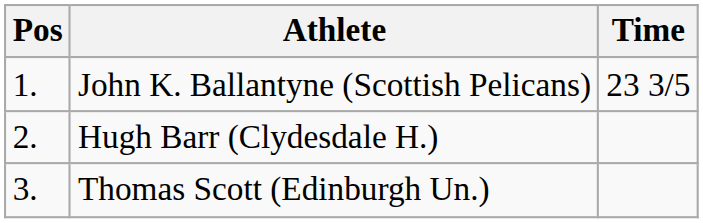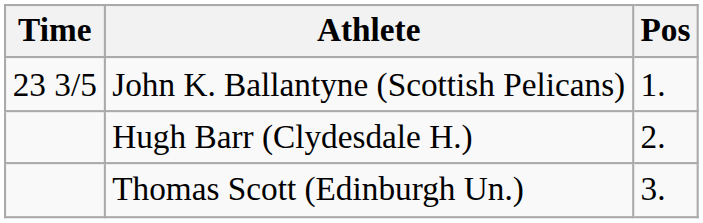columns swapped: (38, 30) <-> (648, 30)
